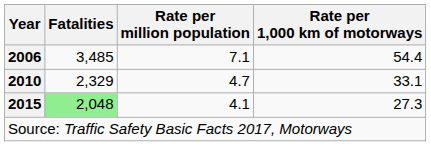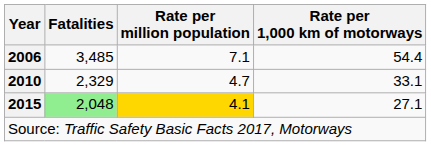(239, 104) no background -> (239, 104) gold background
(408, 104) 27.3 -> (408, 104) 27.1
